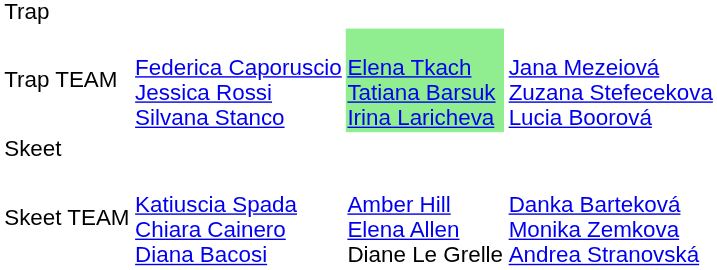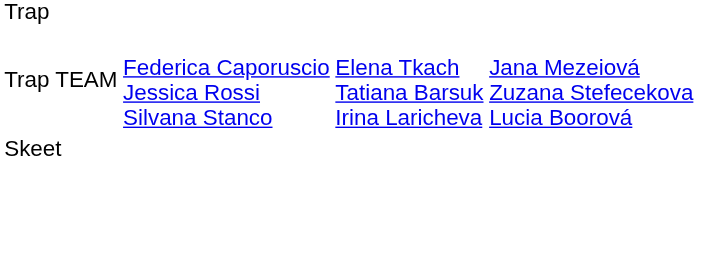(421, 92) lightgreen background -> (409, 92) no background
- row: (67, 217)
